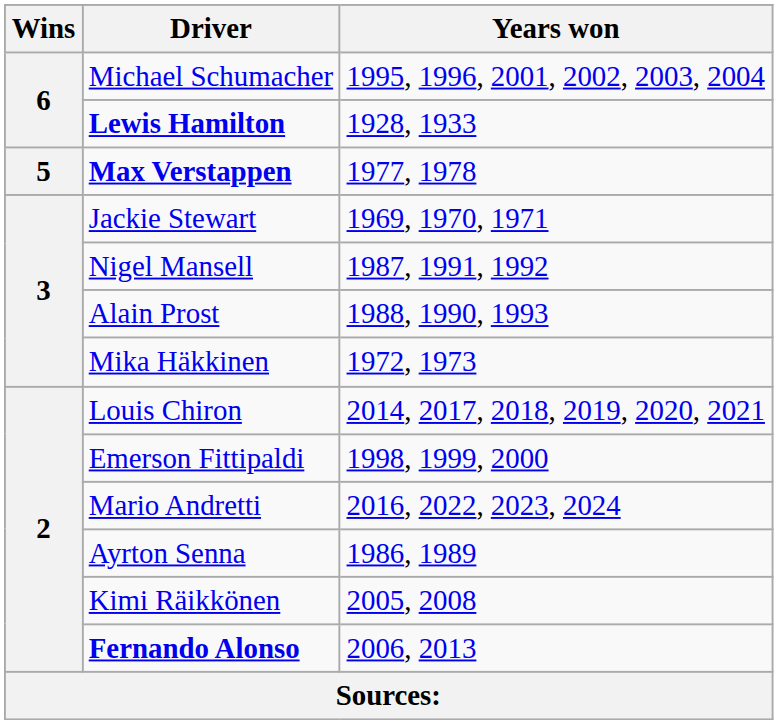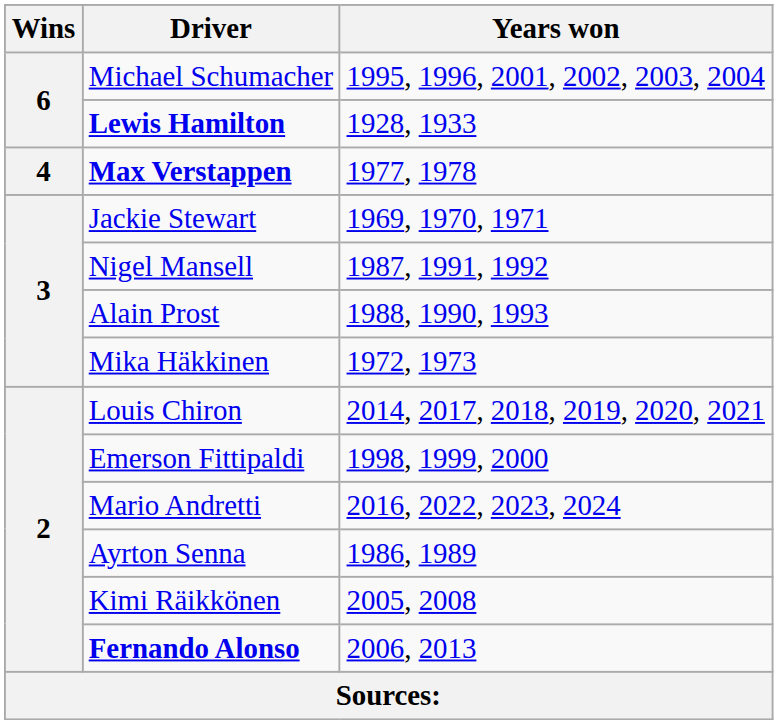(43, 171) 5 -> (43, 171) 4
